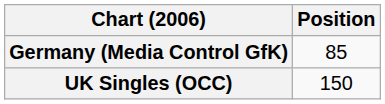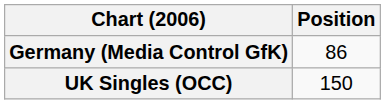(336, 51) 85 -> (336, 51) 86
